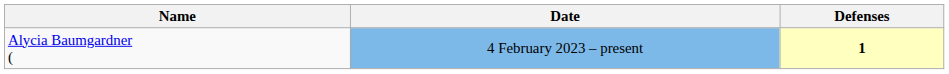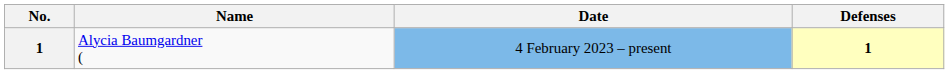+ column: (40, 16)
